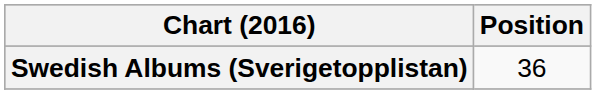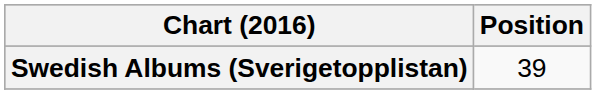(532, 67) 36 -> (532, 67) 39
